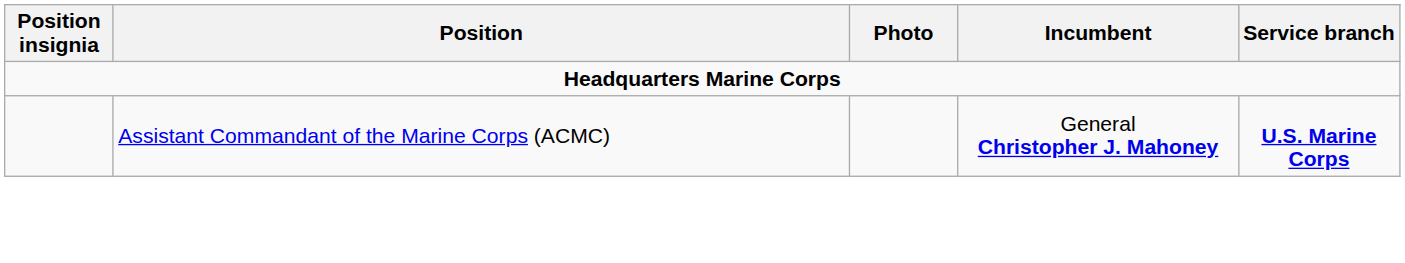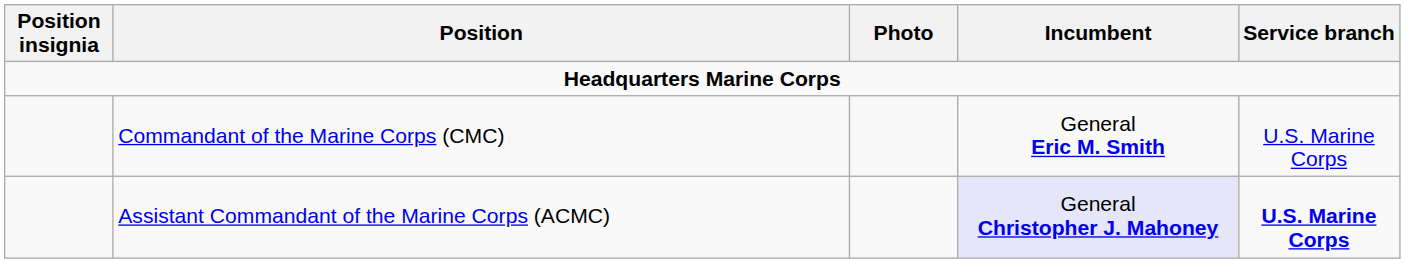+ row: (311, 135)
(1098, 135) no background -> (1098, 216) lavender background
